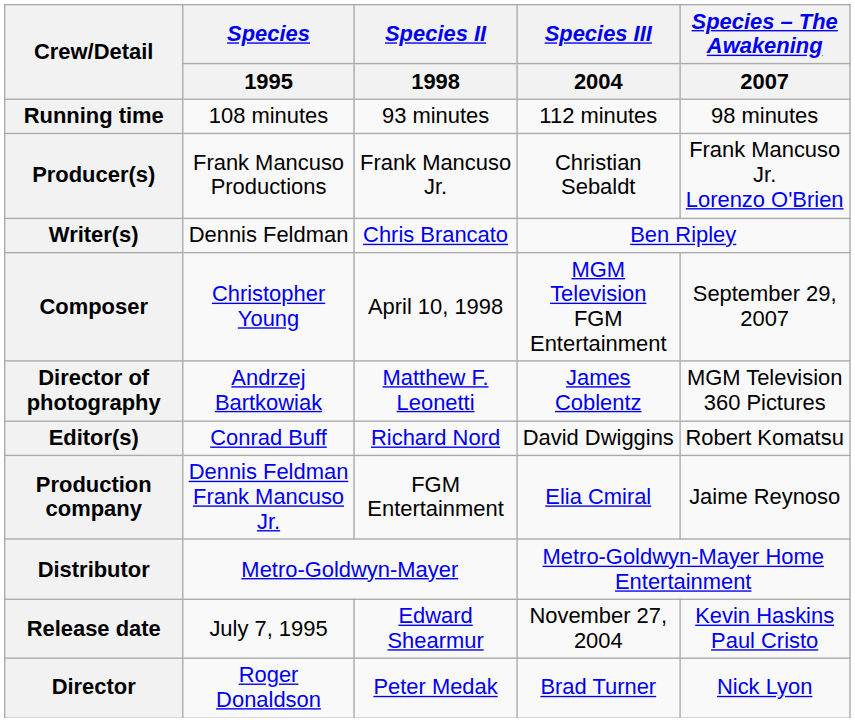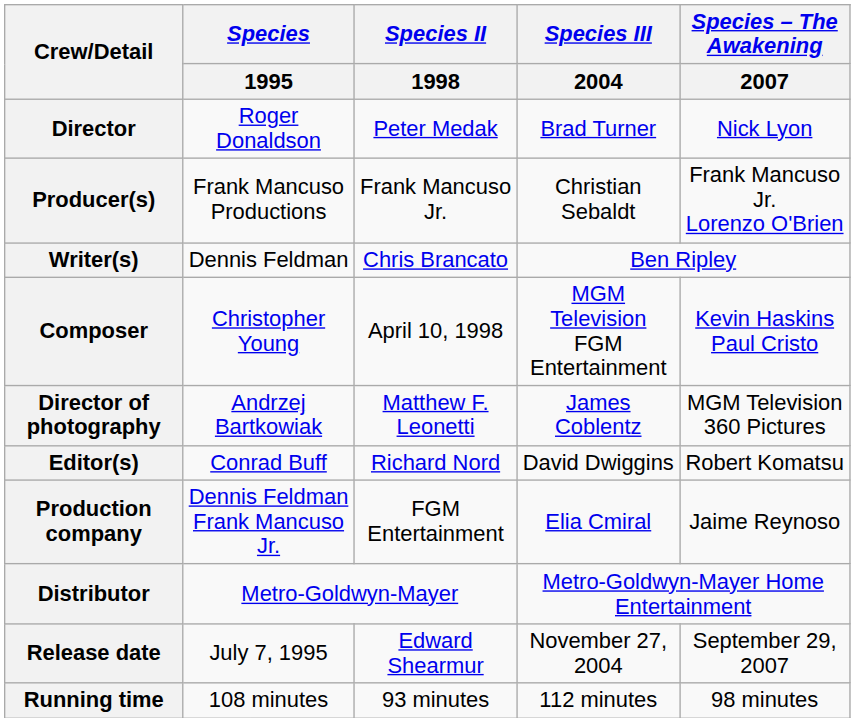rows swapped: (94, 687) <-> (94, 116)
(765, 306) September 29, 2007 -> (765, 331) Kevin Haskins Paul Cristo
(765, 628) Kevin Haskins Paul Cristo -> (765, 653) September 29, 2007
